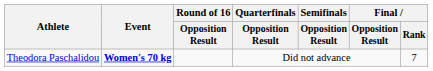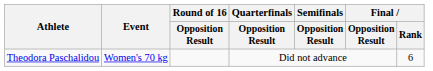(138, 58) bold -> (136, 58) normal
(414, 58) 7 -> (411, 58) 6
